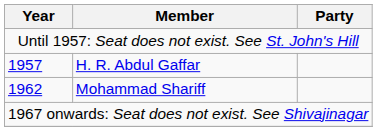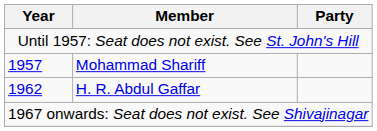(138, 65) H. R. Abdul Gaffar -> (141, 65) Mohammad Shariff
(141, 89) Mohammad Shariff -> (138, 89) H. R. Abdul Gaffar
